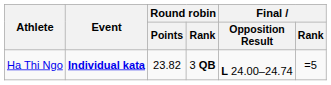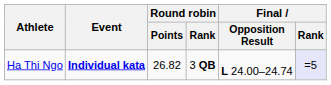(167, 65) 23.82 -> (167, 65) 26.82
(311, 65) no background -> (311, 65) lavender background
